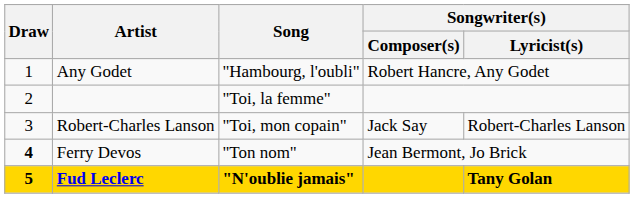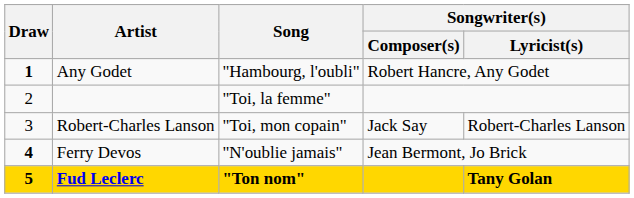(29, 71) normal -> (29, 71) bold
(260, 152) "Ton nom" -> (282, 152) "N'oublie jamais"
(289, 179) "N'oublie jamais" -> (264, 179) "Ton nom"
